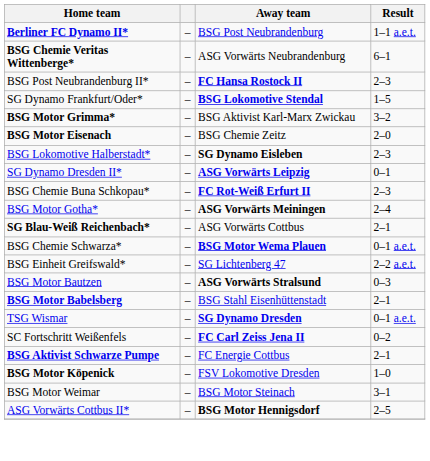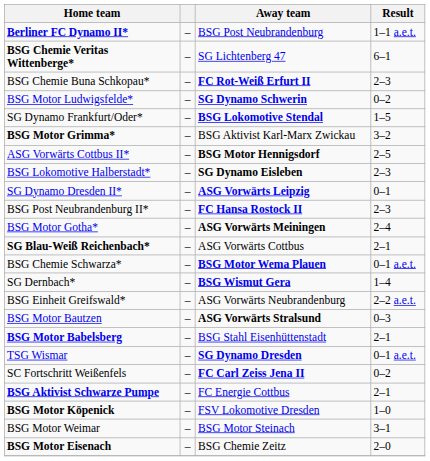(272, 56) ASG Vorwärts Neubrandenburg -> (242, 56) SG Lichtenberg 47
rows swapped: (78, 81) <-> (78, 191)
+ row: (70, 99)
rows swapped: (68, 410) <-> (59, 136)
+ row: (41, 282)
(242, 264) SG Lichtenberg 47 -> (272, 300) ASG Vorwärts Neubrandenburg
